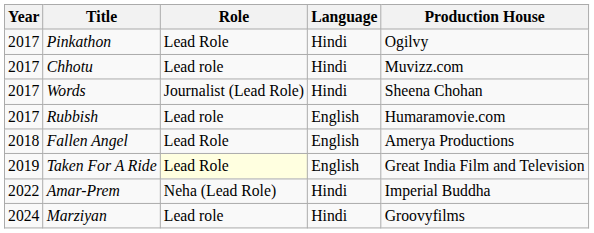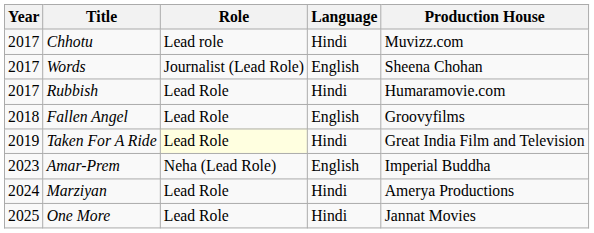- row: (79, 41)
(329, 91) Hindi -> (335, 66) English
(194, 116) Lead role -> (196, 91) Lead Role
(335, 116) English -> (329, 91) Hindi
(449, 141) Amerya Productions -> (425, 116) Groovyfilms
(335, 166) English -> (329, 141) Hindi
(24, 191) 2022 -> (24, 166) 2023
(329, 191) Hindi -> (335, 166) English
(194, 215) Lead role -> (196, 191) Lead Role
(425, 215) Groovyfilms -> (449, 191) Amerya Productions
+ row: (78, 215)
